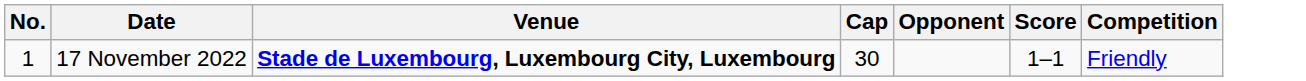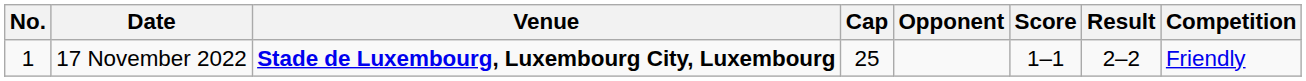+ column: (1121, 22)
(867, 57) 30 -> (867, 57) 25
